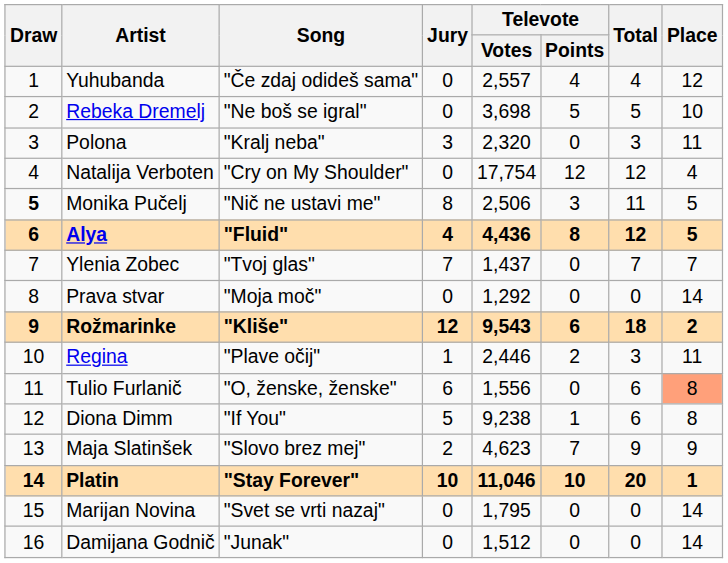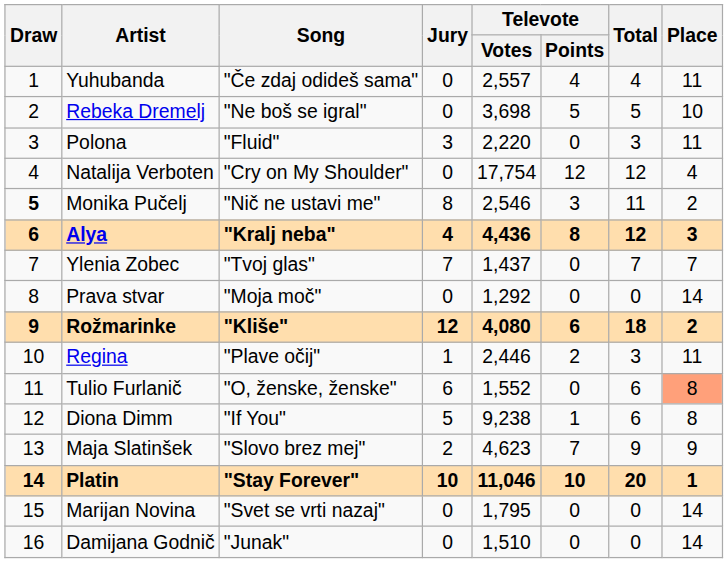(692, 81) 12 -> (692, 81) 11
(274, 142) "Kralj neba" -> (252, 142) "Fluid"
(507, 142) 2,320 -> (507, 142) 2,220
(507, 204) 2,506 -> (507, 204) 2,546
(692, 204) 5 -> (692, 204) 2
(256, 234) "Fluid" -> (280, 234) "Kralj neba"
(692, 234) 5 -> (692, 234) 3
(507, 326) 9,543 -> (507, 326) 4,080
(507, 388) 1,556 -> (507, 388) 1,552
(507, 541) 1,512 -> (507, 541) 1,510
